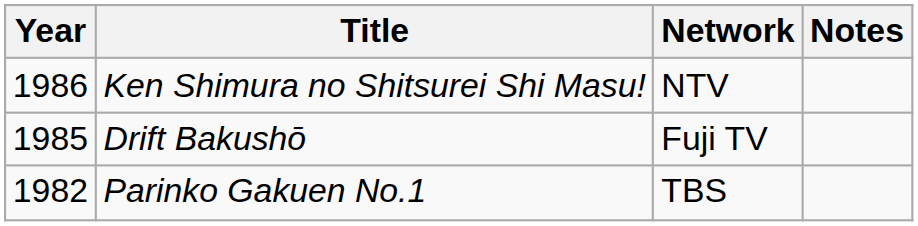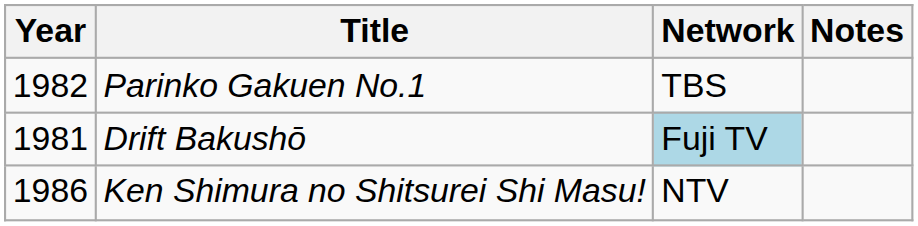rows swapped: (265, 191) <-> (375, 84)
(50, 138) 1985 -> (50, 138) 1981
(715, 138) no background -> (715, 138) lightblue background
